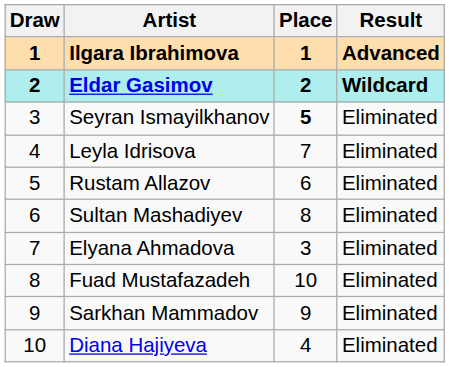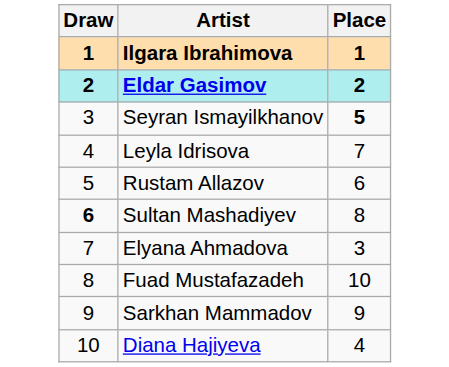- column: (391, 20)
(35, 215) normal -> (88, 215) bold
